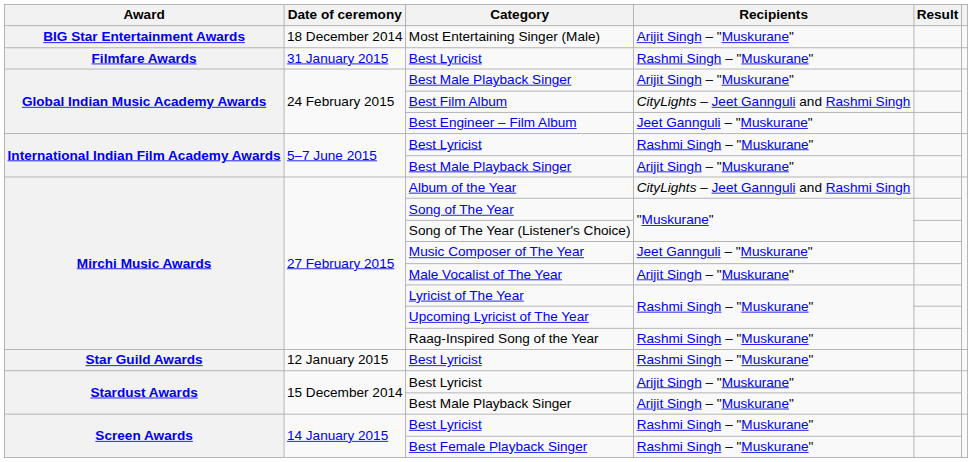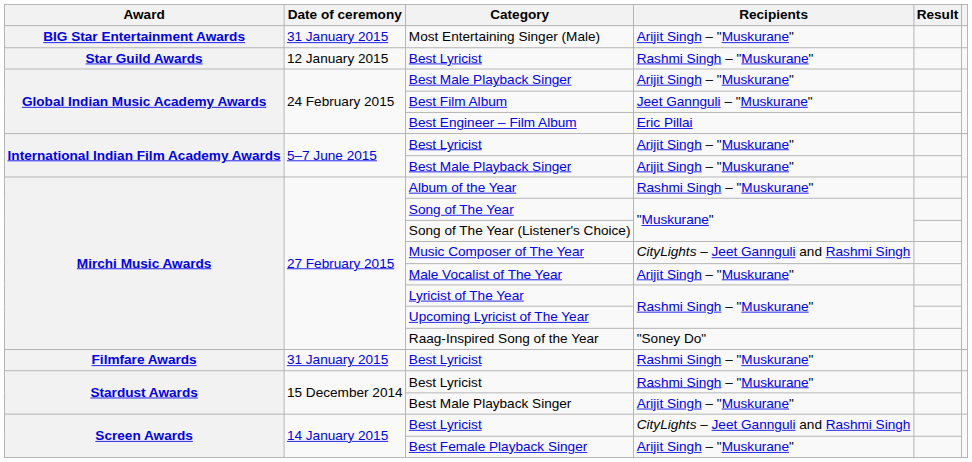(345, 36) 18 December 2014 -> (338, 36) 31 January 2015
rows swapped: (144, 58) <-> (144, 360)
(774, 101) CityLights – Jeet Gannguli and Rashmi Singh -> (725, 101) Jeet Gannguli – "Muskurane"
(725, 123) Jeet Gannguli – "Muskurane" -> (665, 123) Eric Pillai
(725, 144) Rashmi Singh – "Muskurane" -> (715, 144) Arijit Singh – "Muskurane"
(774, 187) CityLights – Jeet Gannguli and Rashmi Singh -> (725, 187) Rashmi Singh – "Muskurane"
(725, 252) Jeet Gannguli – "Muskurane" -> (774, 252) CityLights – Jeet Gannguli and Rashmi Singh
(725, 338) Rashmi Singh – "Muskurane" -> (671, 338) "Soney Do"
(715, 381) Arijit Singh – "Muskurane" -> (725, 381) Rashmi Singh – "Muskurane"
(725, 425) Rashmi Singh – "Muskurane" -> (774, 425) CityLights – Jeet Gannguli and Rashmi Singh
(725, 446) Rashmi Singh – "Muskurane" -> (715, 446) Arijit Singh – "Muskurane"
